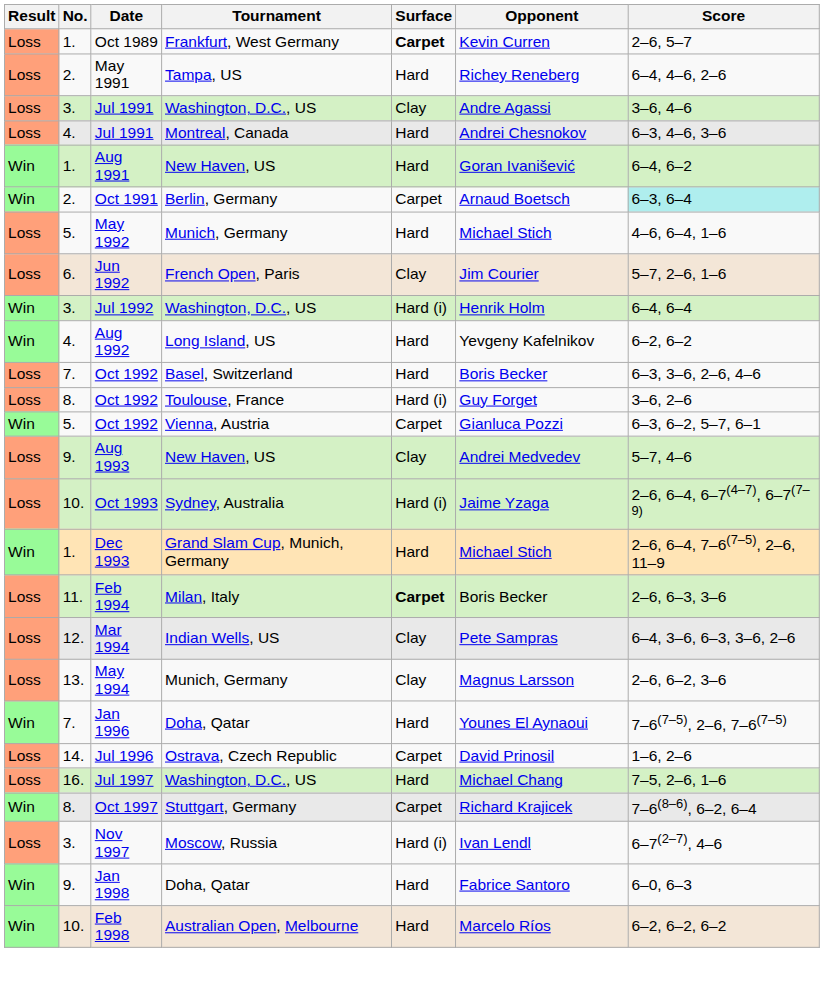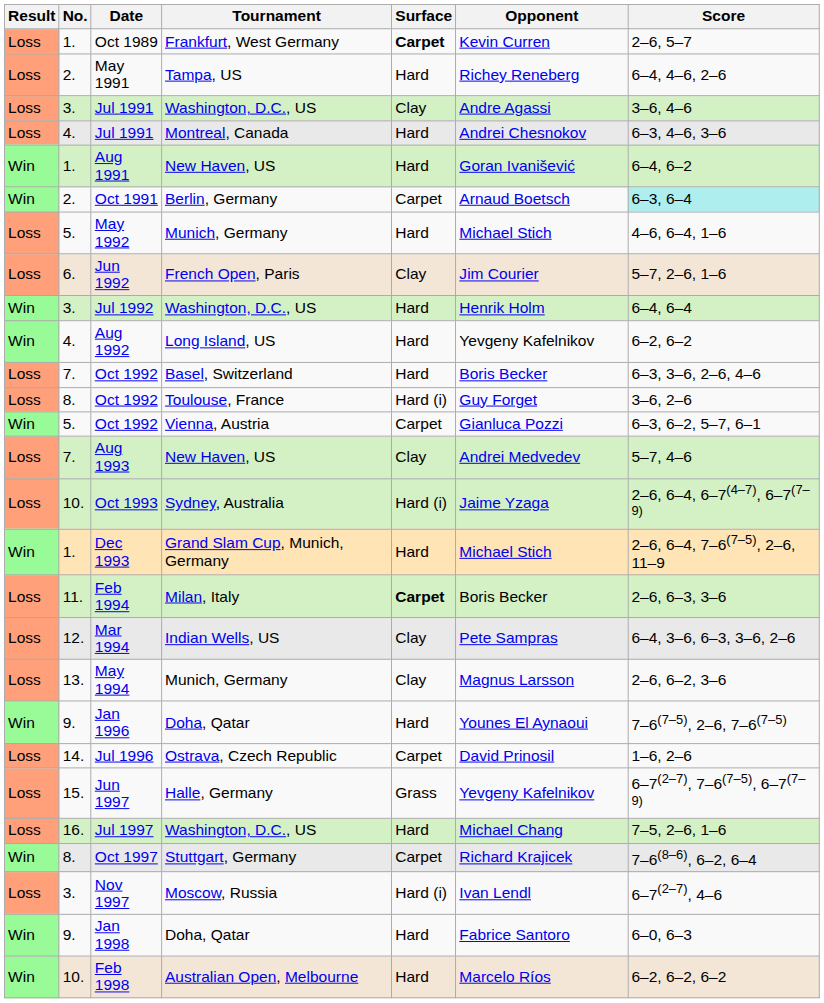(421, 308) Hard (i) -> (412, 308) Hard
(69, 457) 9. -> (69, 457) 7.
(69, 722) 7. -> (69, 722) 9.
+ row: (112, 793)
